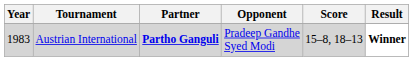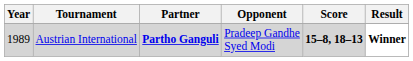(19, 40) 1983 -> (19, 40) 1989
(334, 40) normal -> (334, 40) bold
